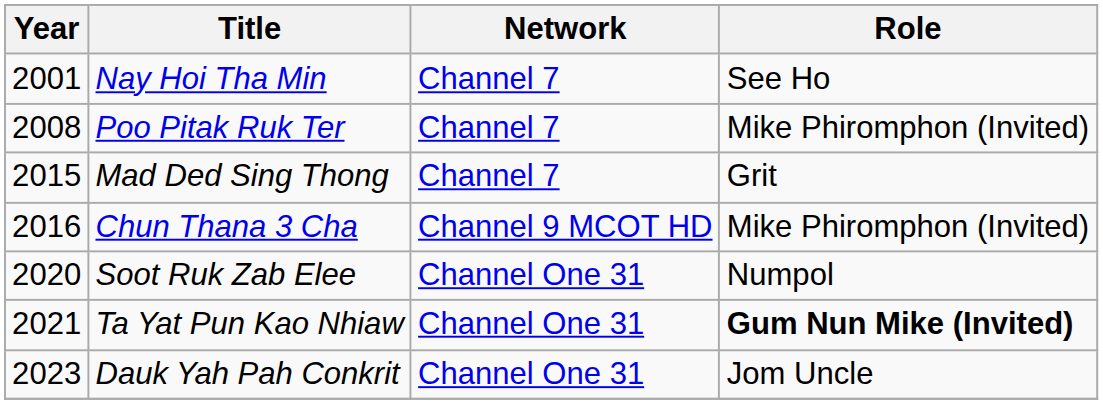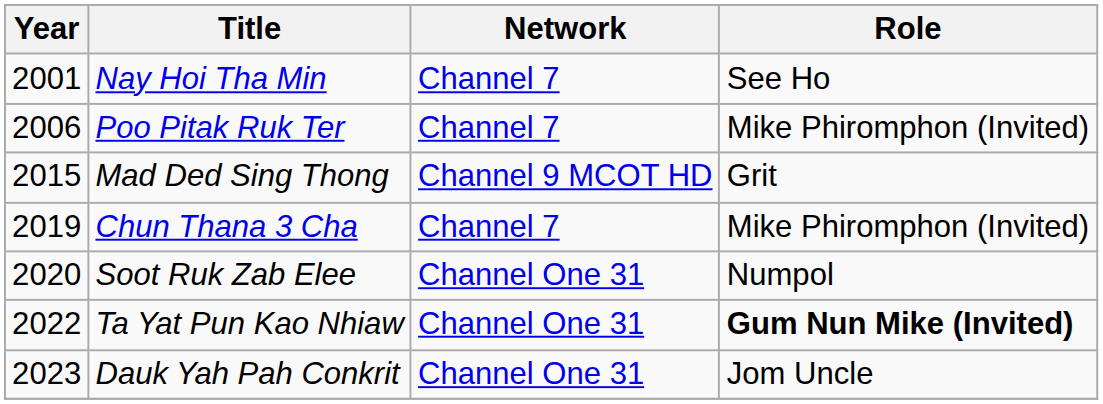(47, 127) 2008 -> (47, 127) 2006
(489, 176) Channel 7 -> (565, 176) Channel 9 MCOT HD
(47, 226) 2016 -> (47, 226) 2019
(565, 226) Channel 9 MCOT HD -> (489, 226) Channel 7
(47, 324) 2021 -> (47, 324) 2022
